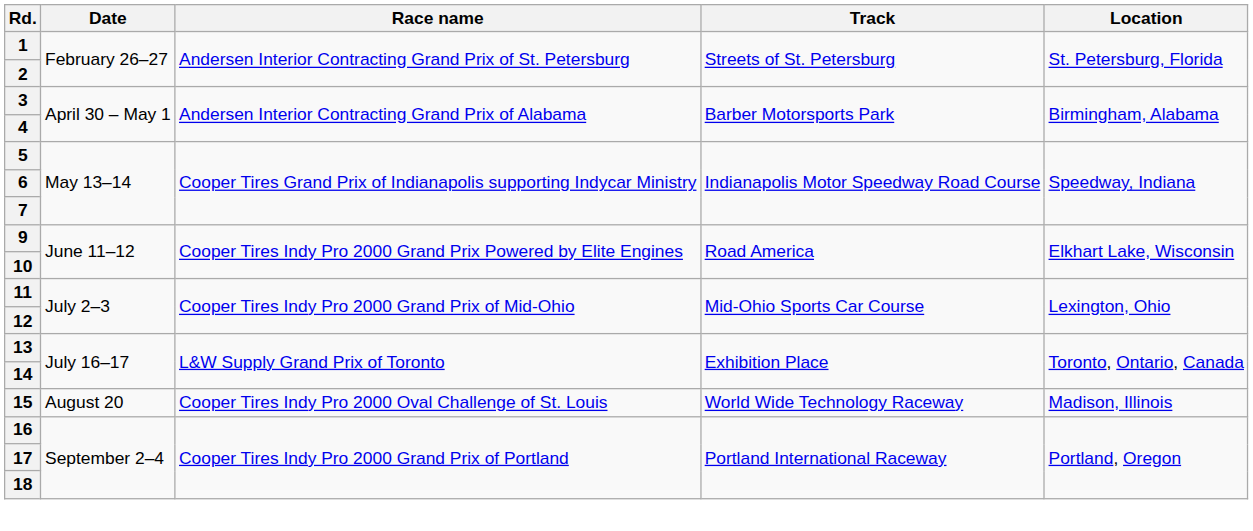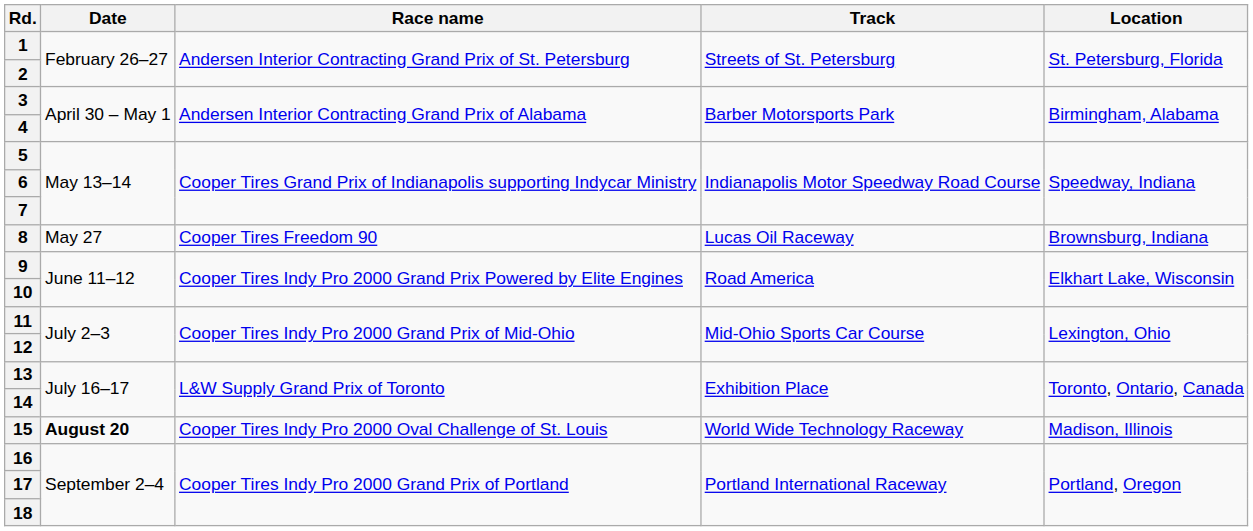+ row: (23, 237)
(84, 402) normal -> (87, 430) bold
